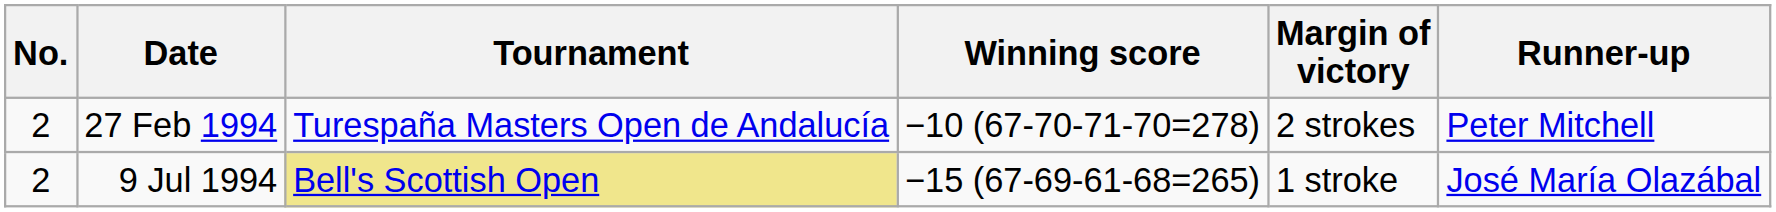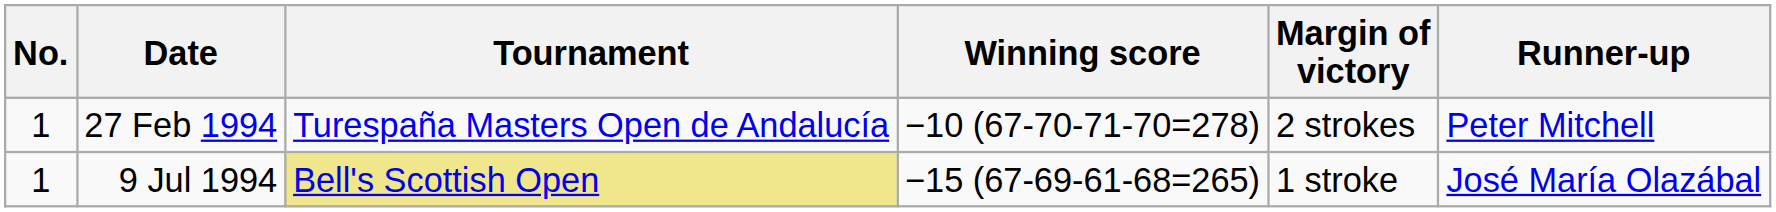(41, 125) 2 -> (41, 125) 1
(41, 180) 2 -> (41, 180) 1
